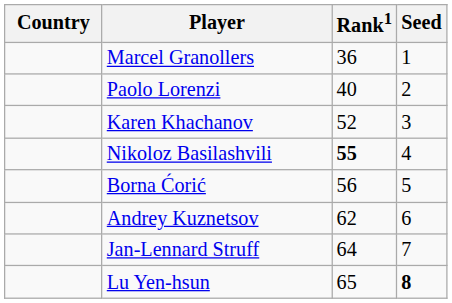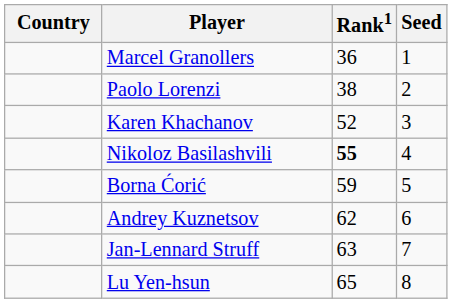(347, 89) 40 -> (347, 89) 38
(347, 185) 56 -> (347, 185) 59
(347, 249) 64 -> (347, 249) 63
(406, 281) bold -> (406, 281) normal
